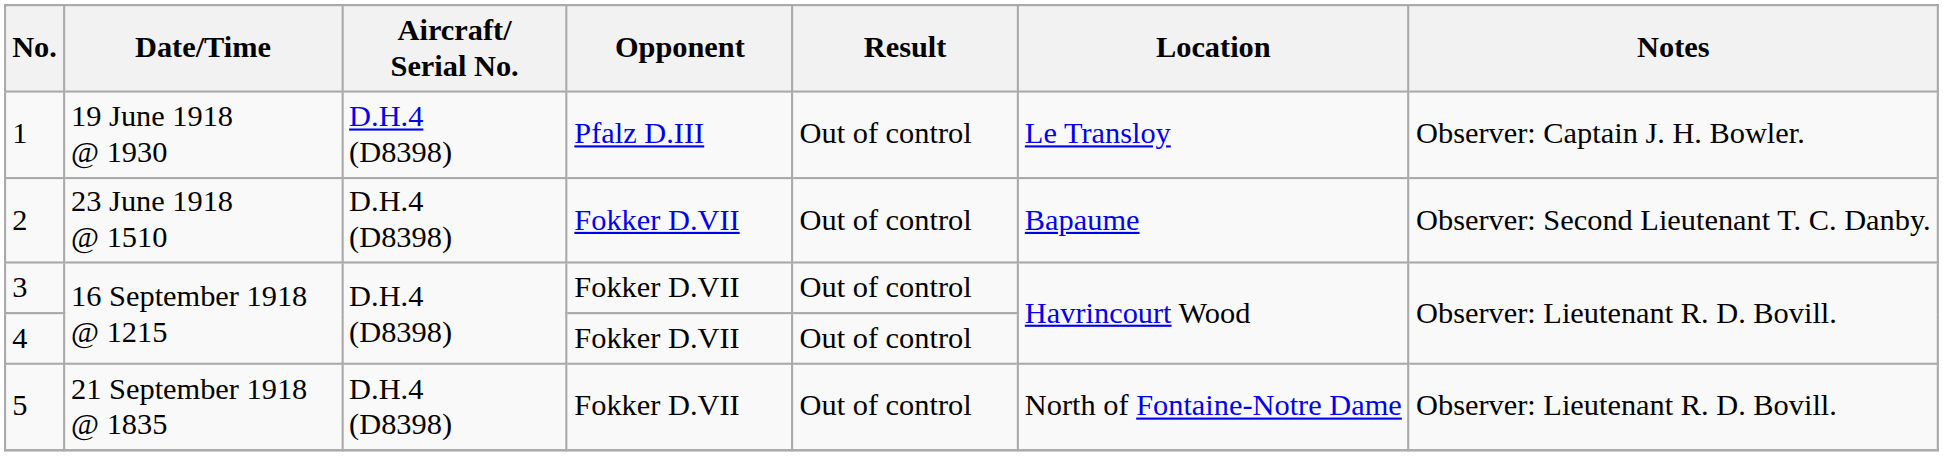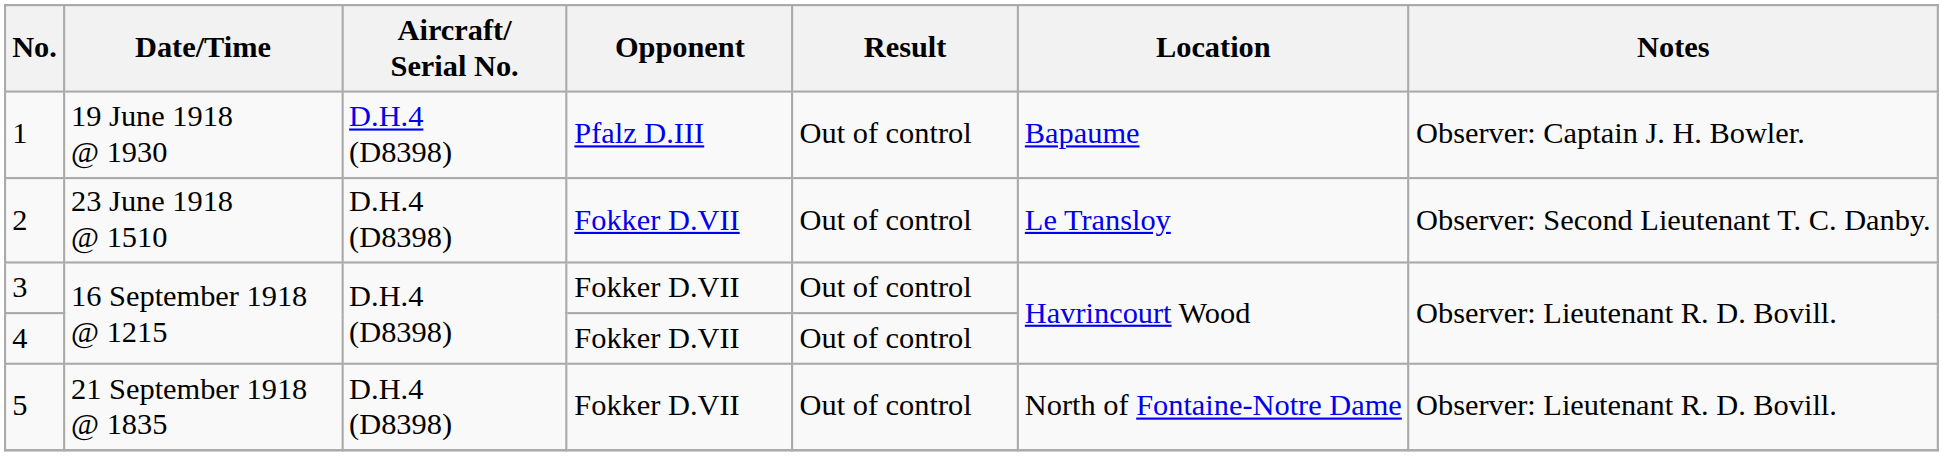(1098, 133) Le Transloy -> (1082, 133) Bapaume
(1082, 219) Bapaume -> (1098, 219) Le Transloy
